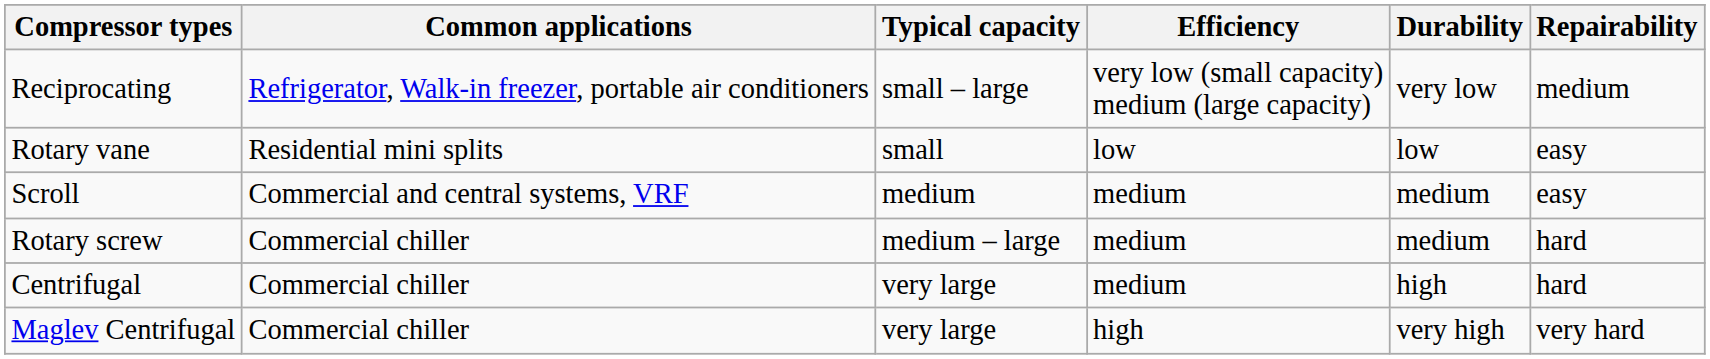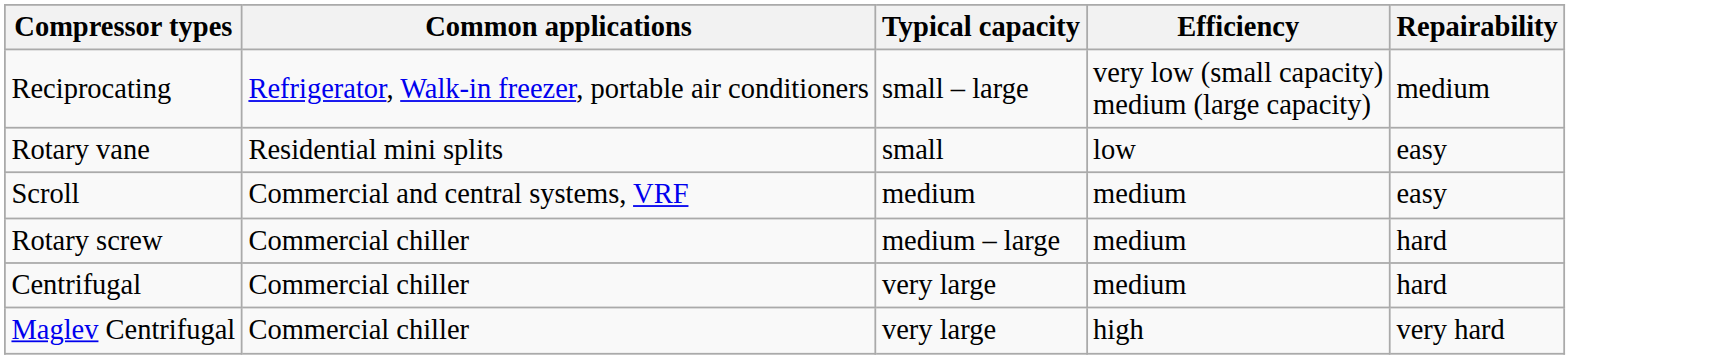- column: (1460, 27)
